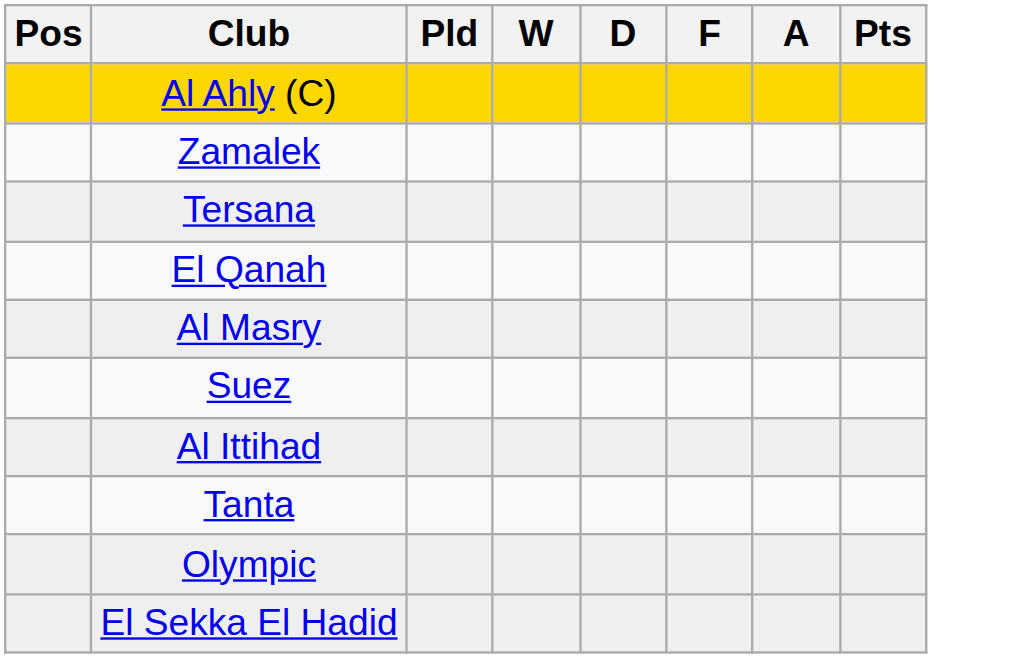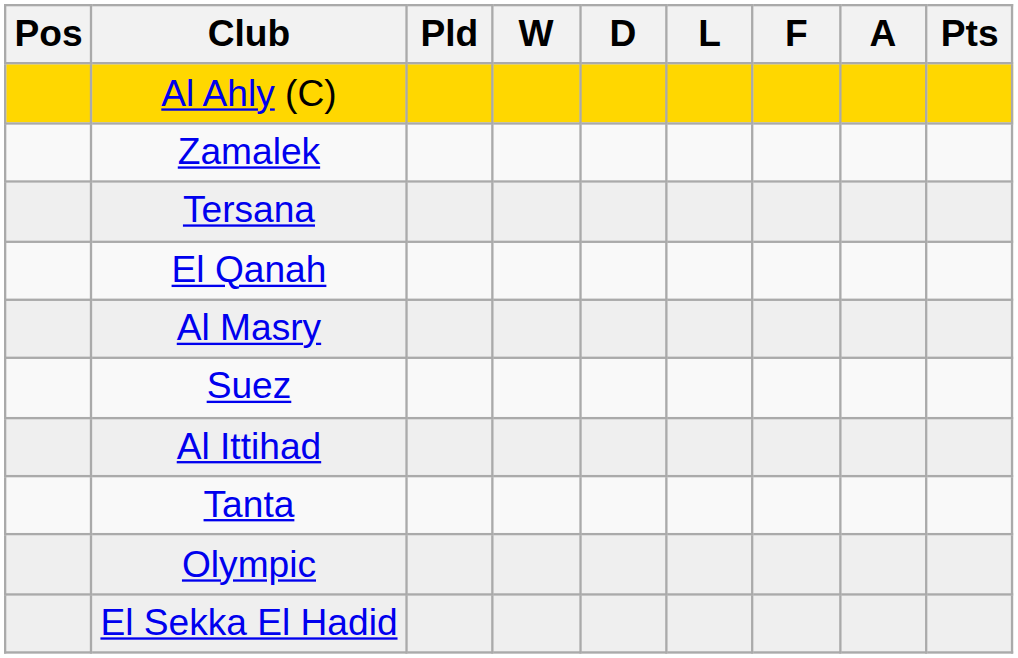+ column: (710, 33)
